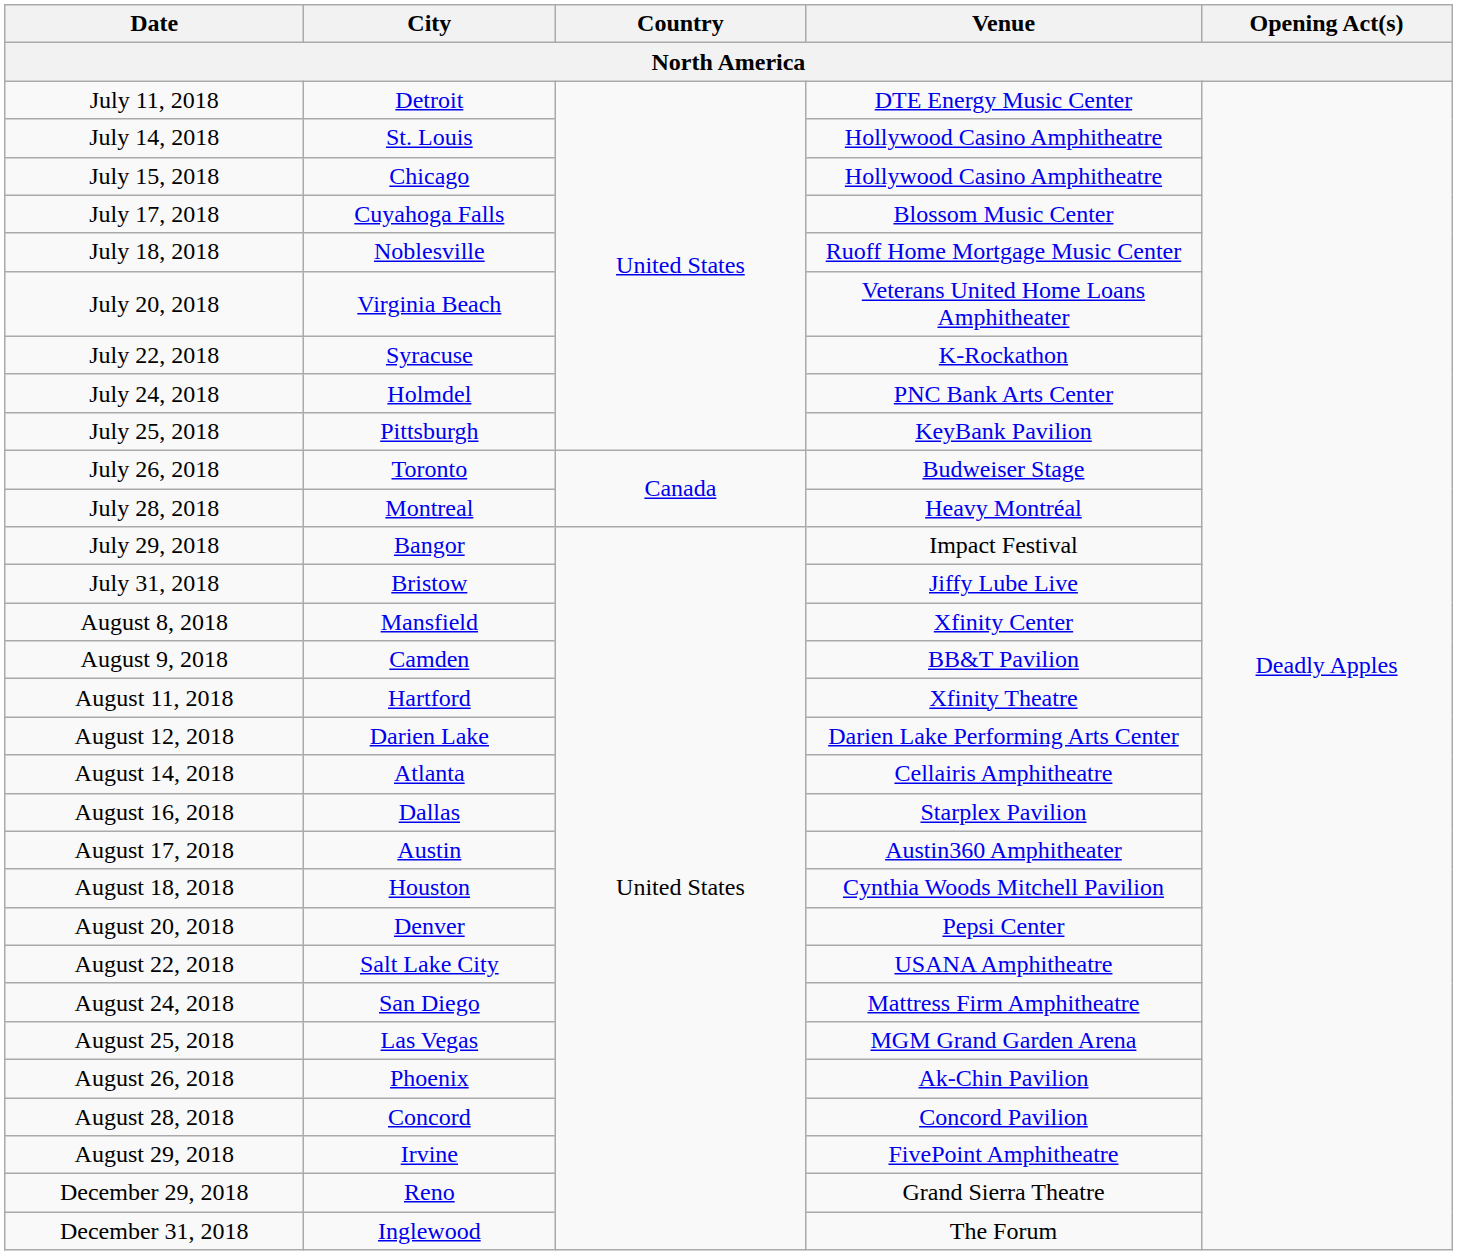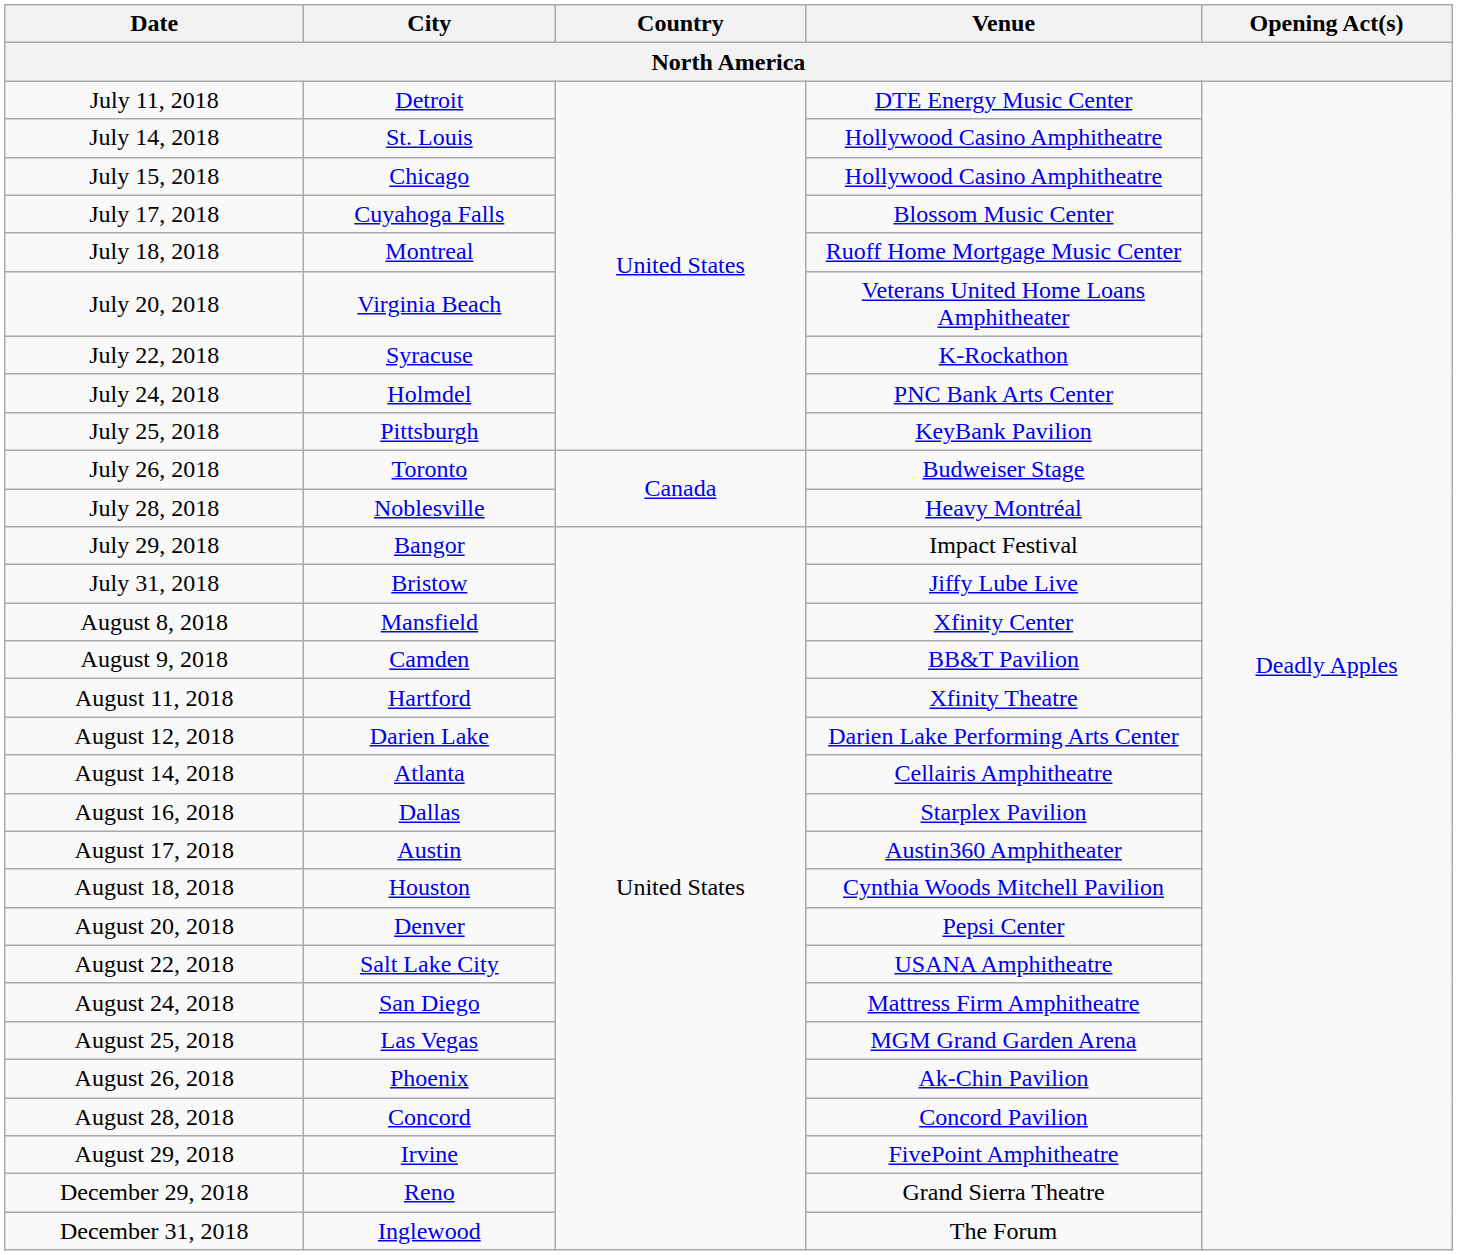(429, 251) Noblesville -> (429, 251) Montreal
(429, 507) Montreal -> (429, 507) Noblesville
